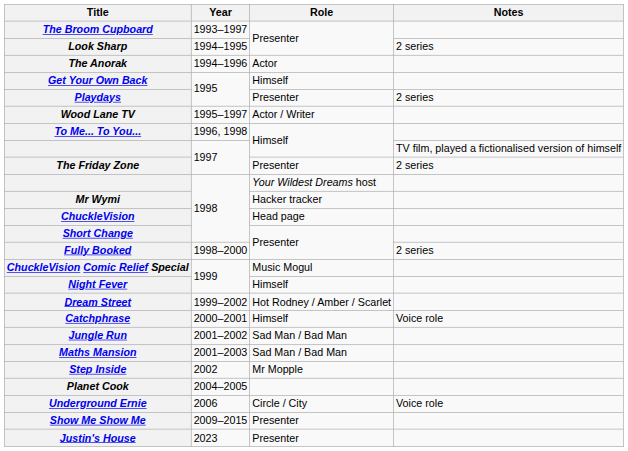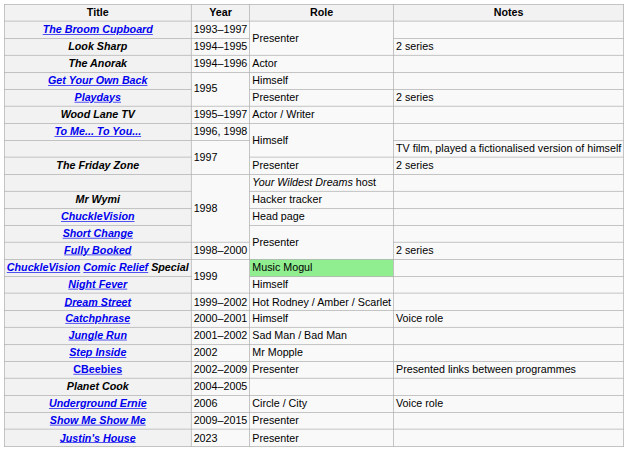(282, 268) no background -> (282, 268) lightgreen background
- row: (98, 353)
+ row: (98, 370)
